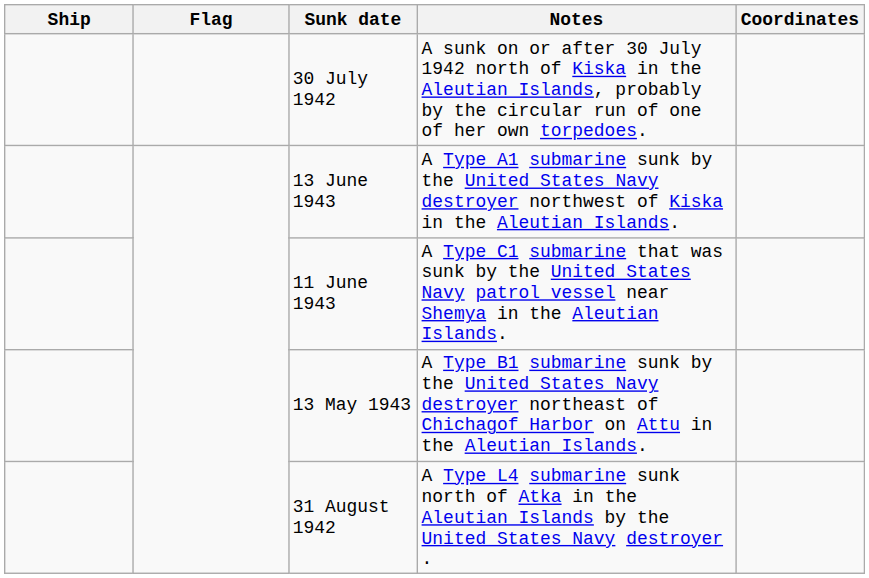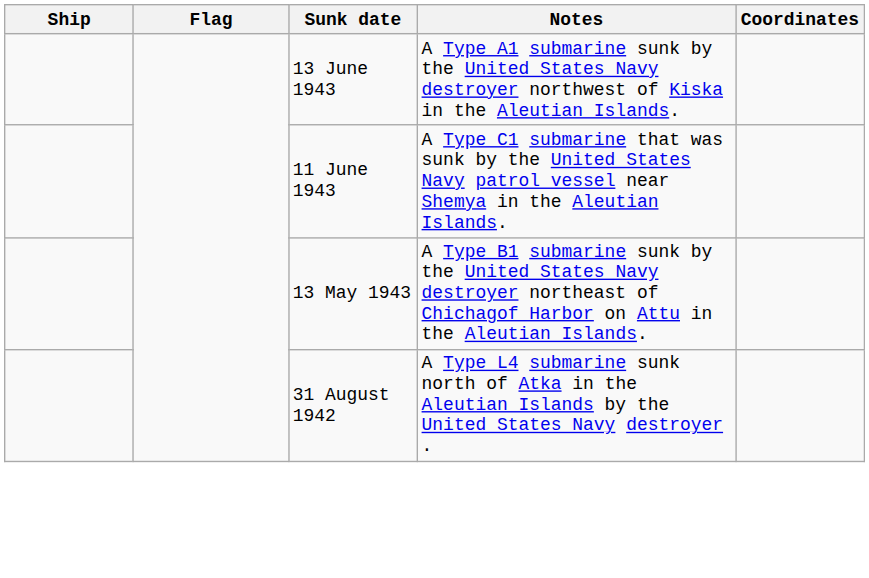- row: (330, 90)
